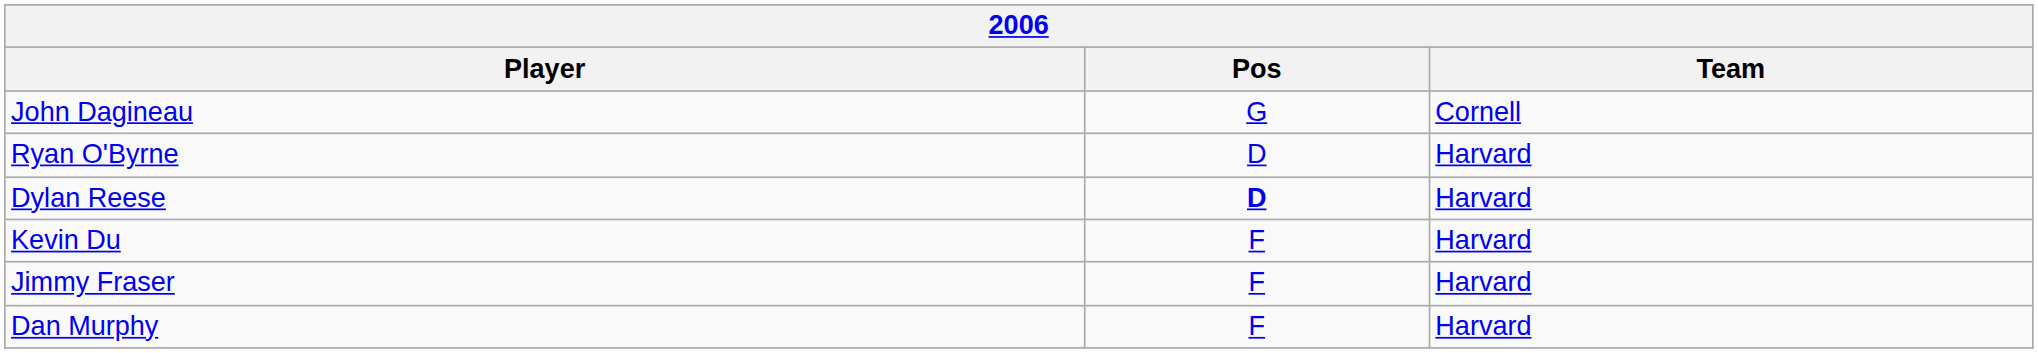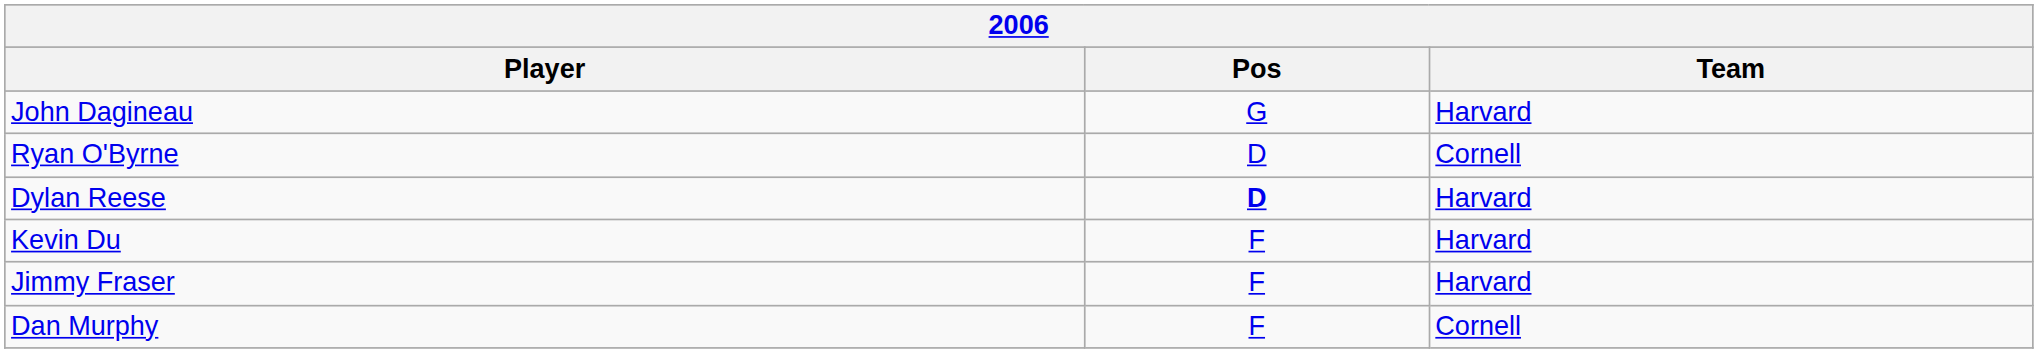(1478, 111) Cornell -> (1483, 111) Harvard
(1483, 154) Harvard -> (1478, 154) Cornell
(1483, 326) Harvard -> (1478, 326) Cornell
